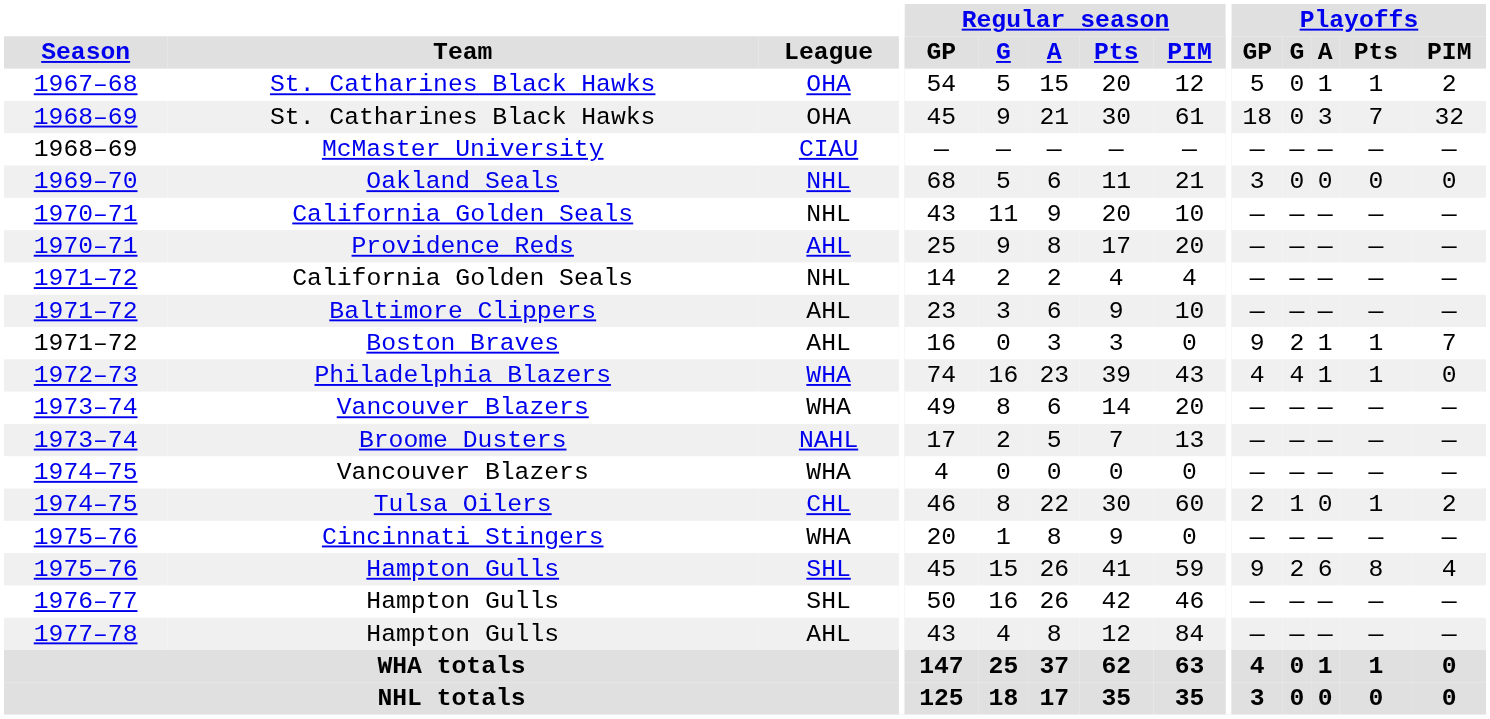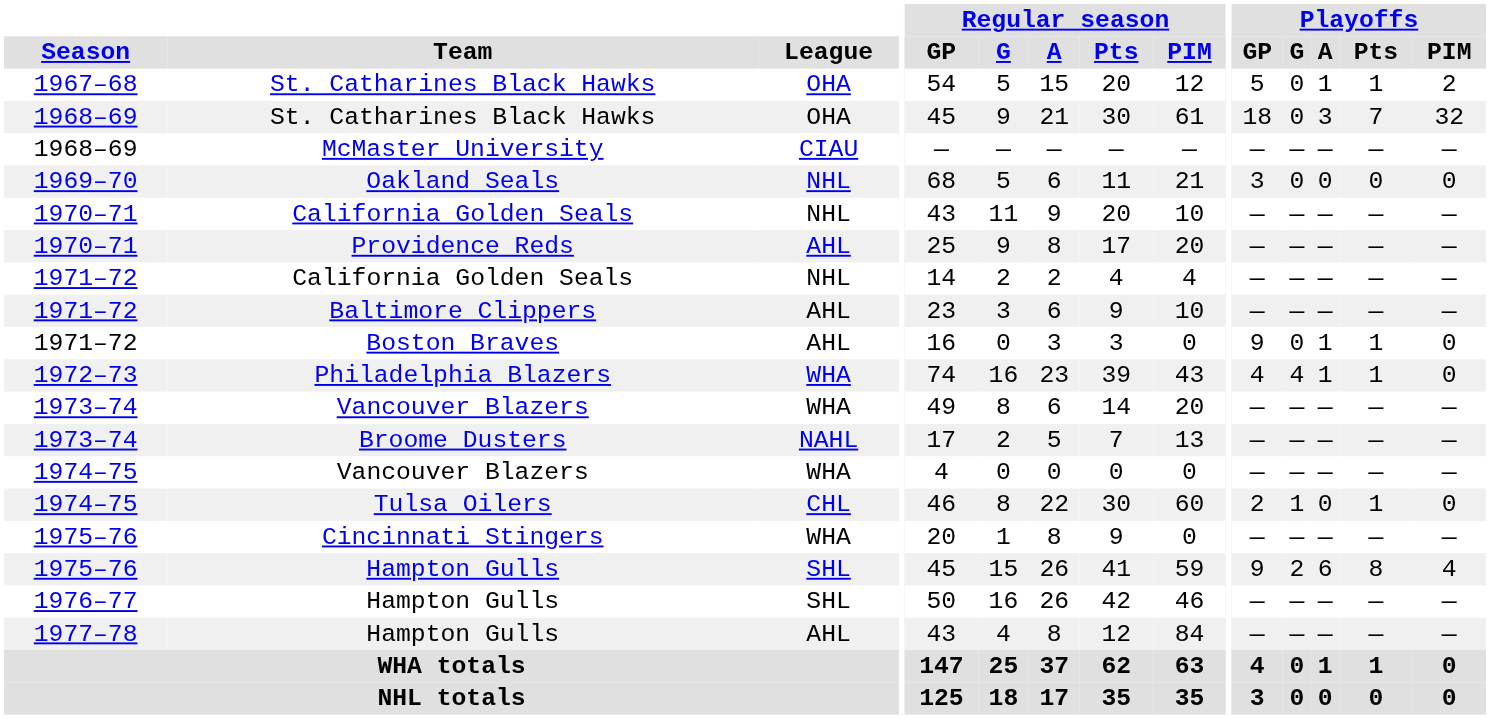(1297, 343) 2 -> (1297, 343) 0
(1449, 343) 7 -> (1449, 343) 0
(1449, 505) 2 -> (1449, 505) 0
